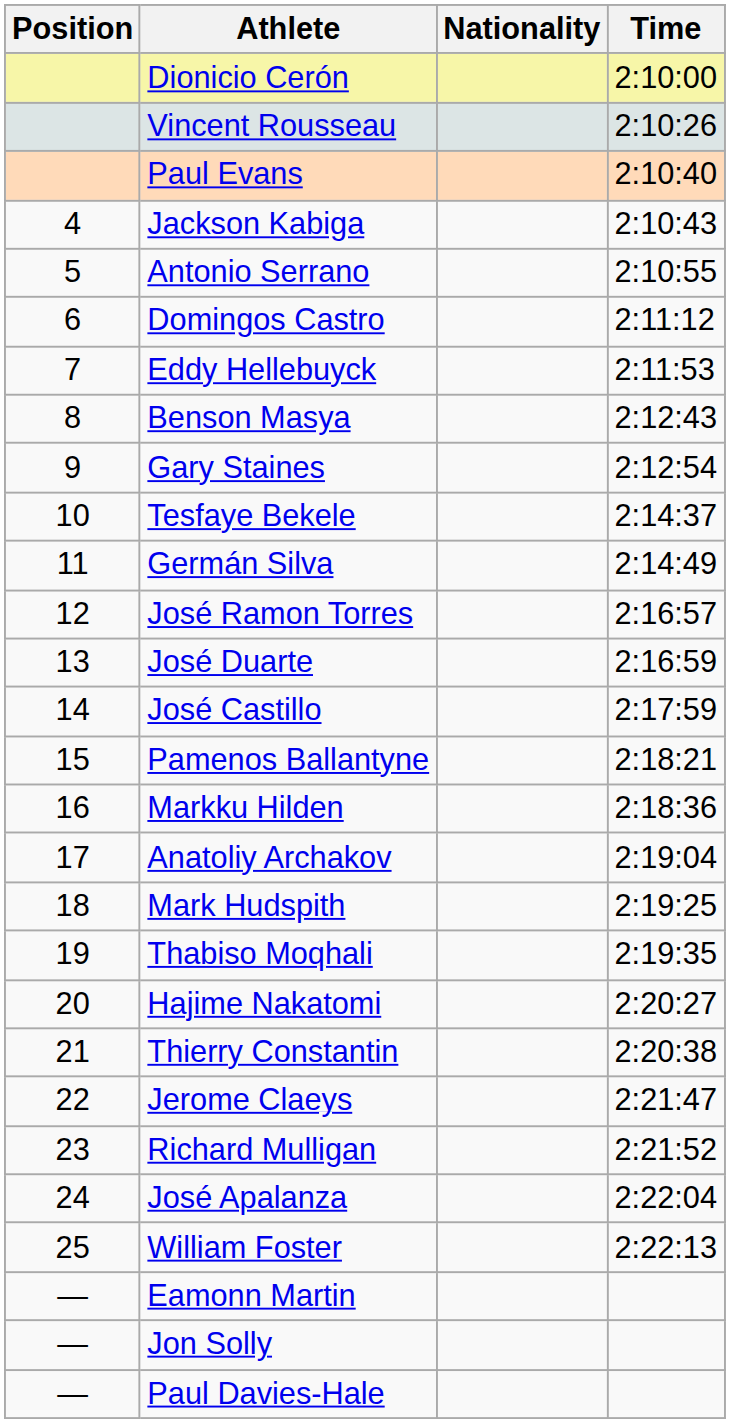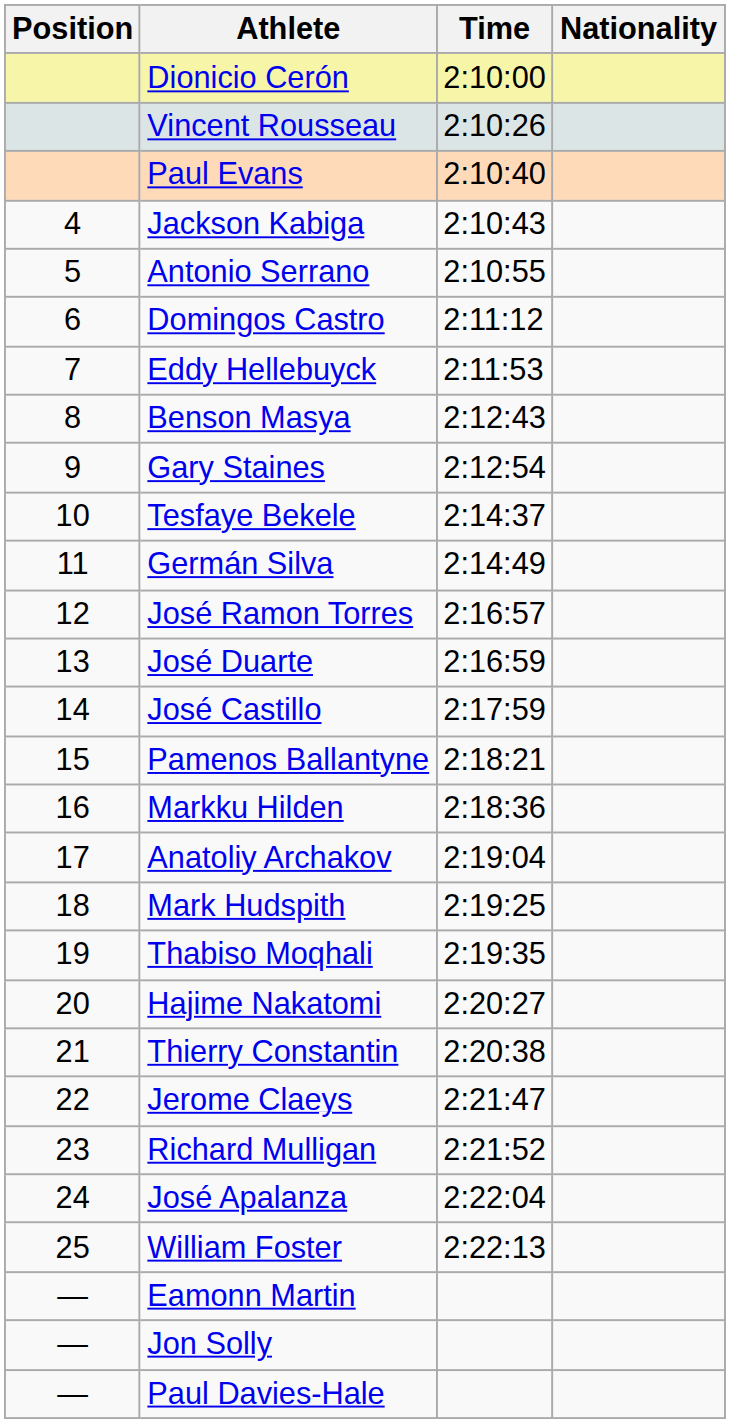columns swapped: (522, 28) <-> (666, 28)
